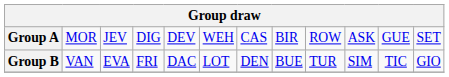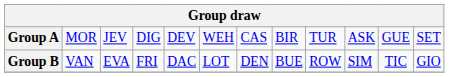(325, 38) ROW -> (323, 38) TUR
(323, 60) TUR -> (325, 60) ROW
